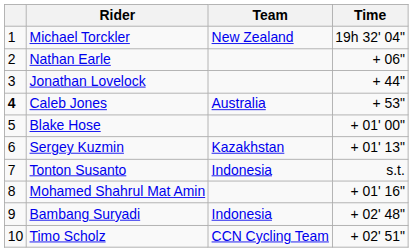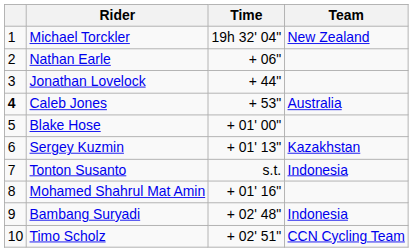columns swapped: (270, 15) <-> (370, 15)
